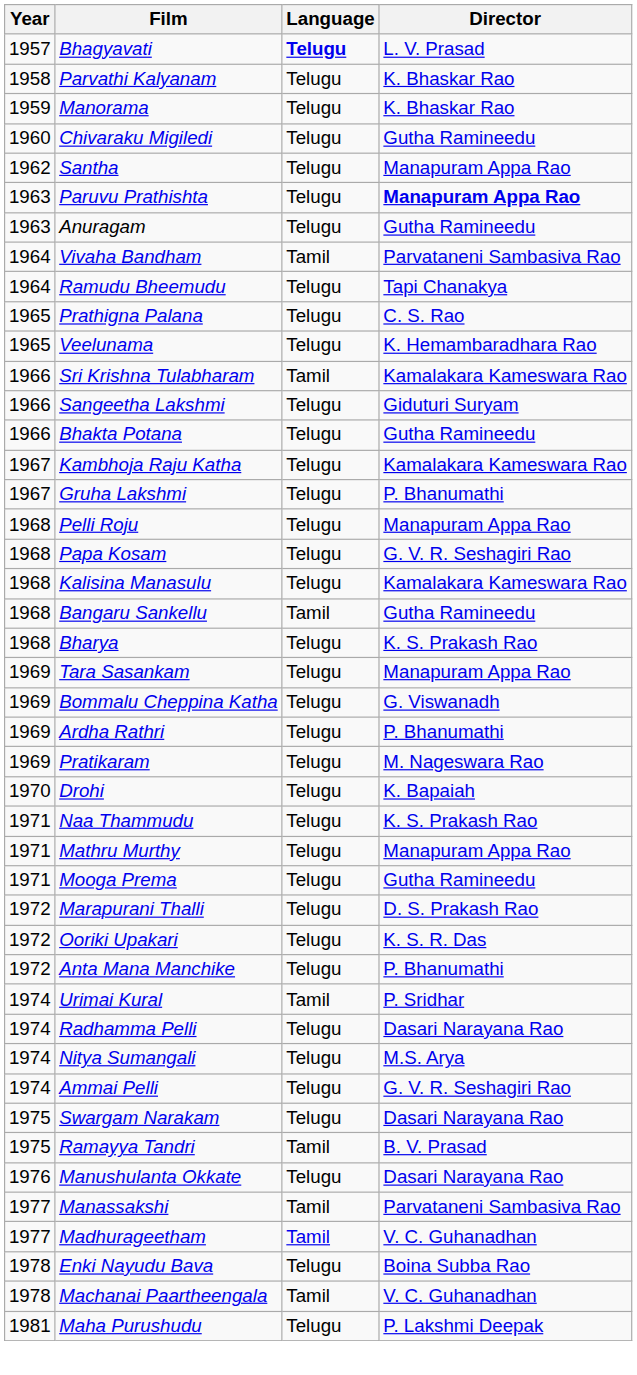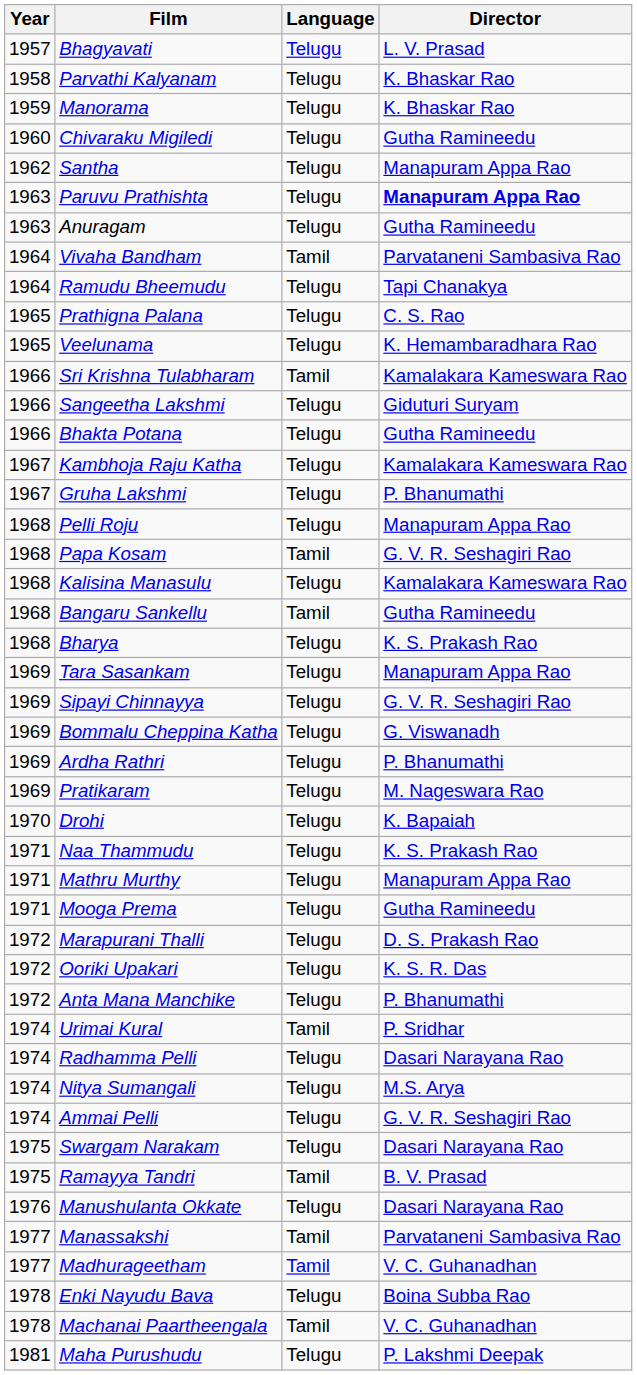(316, 49) bold -> (314, 49) normal
(314, 553) Telugu -> (308, 553) Tamil
+ row: (131, 702)
